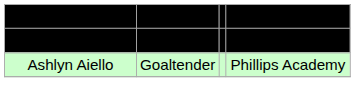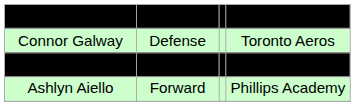(178, 16) Forward -> (178, 16) Goaltender
(288, 16) normal -> (288, 16) bold
+ row: (70, 40)
(178, 64) Goaltender -> (178, 88) Forward
